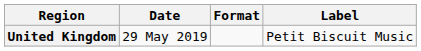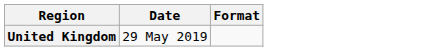- column: (340, 15)
